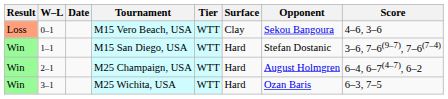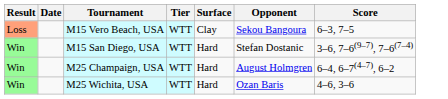- column: (52, 12)
(363, 29) 4–6, 3–6 -> (336, 29) 6–3, 7–5
(363, 85) 6–3, 7–5 -> (336, 85) 4–6, 3–6
